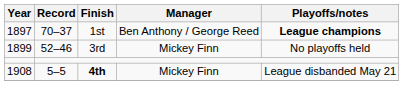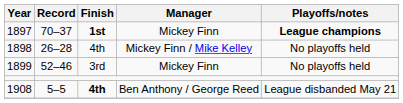(97, 31) normal -> (97, 31) bold
(189, 31) Ben Anthony / George Reed -> (189, 31) Mickey Finn
+ row: (19, 48)
(189, 71) Mickey Finn -> (189, 89) Ben Anthony / George Reed
